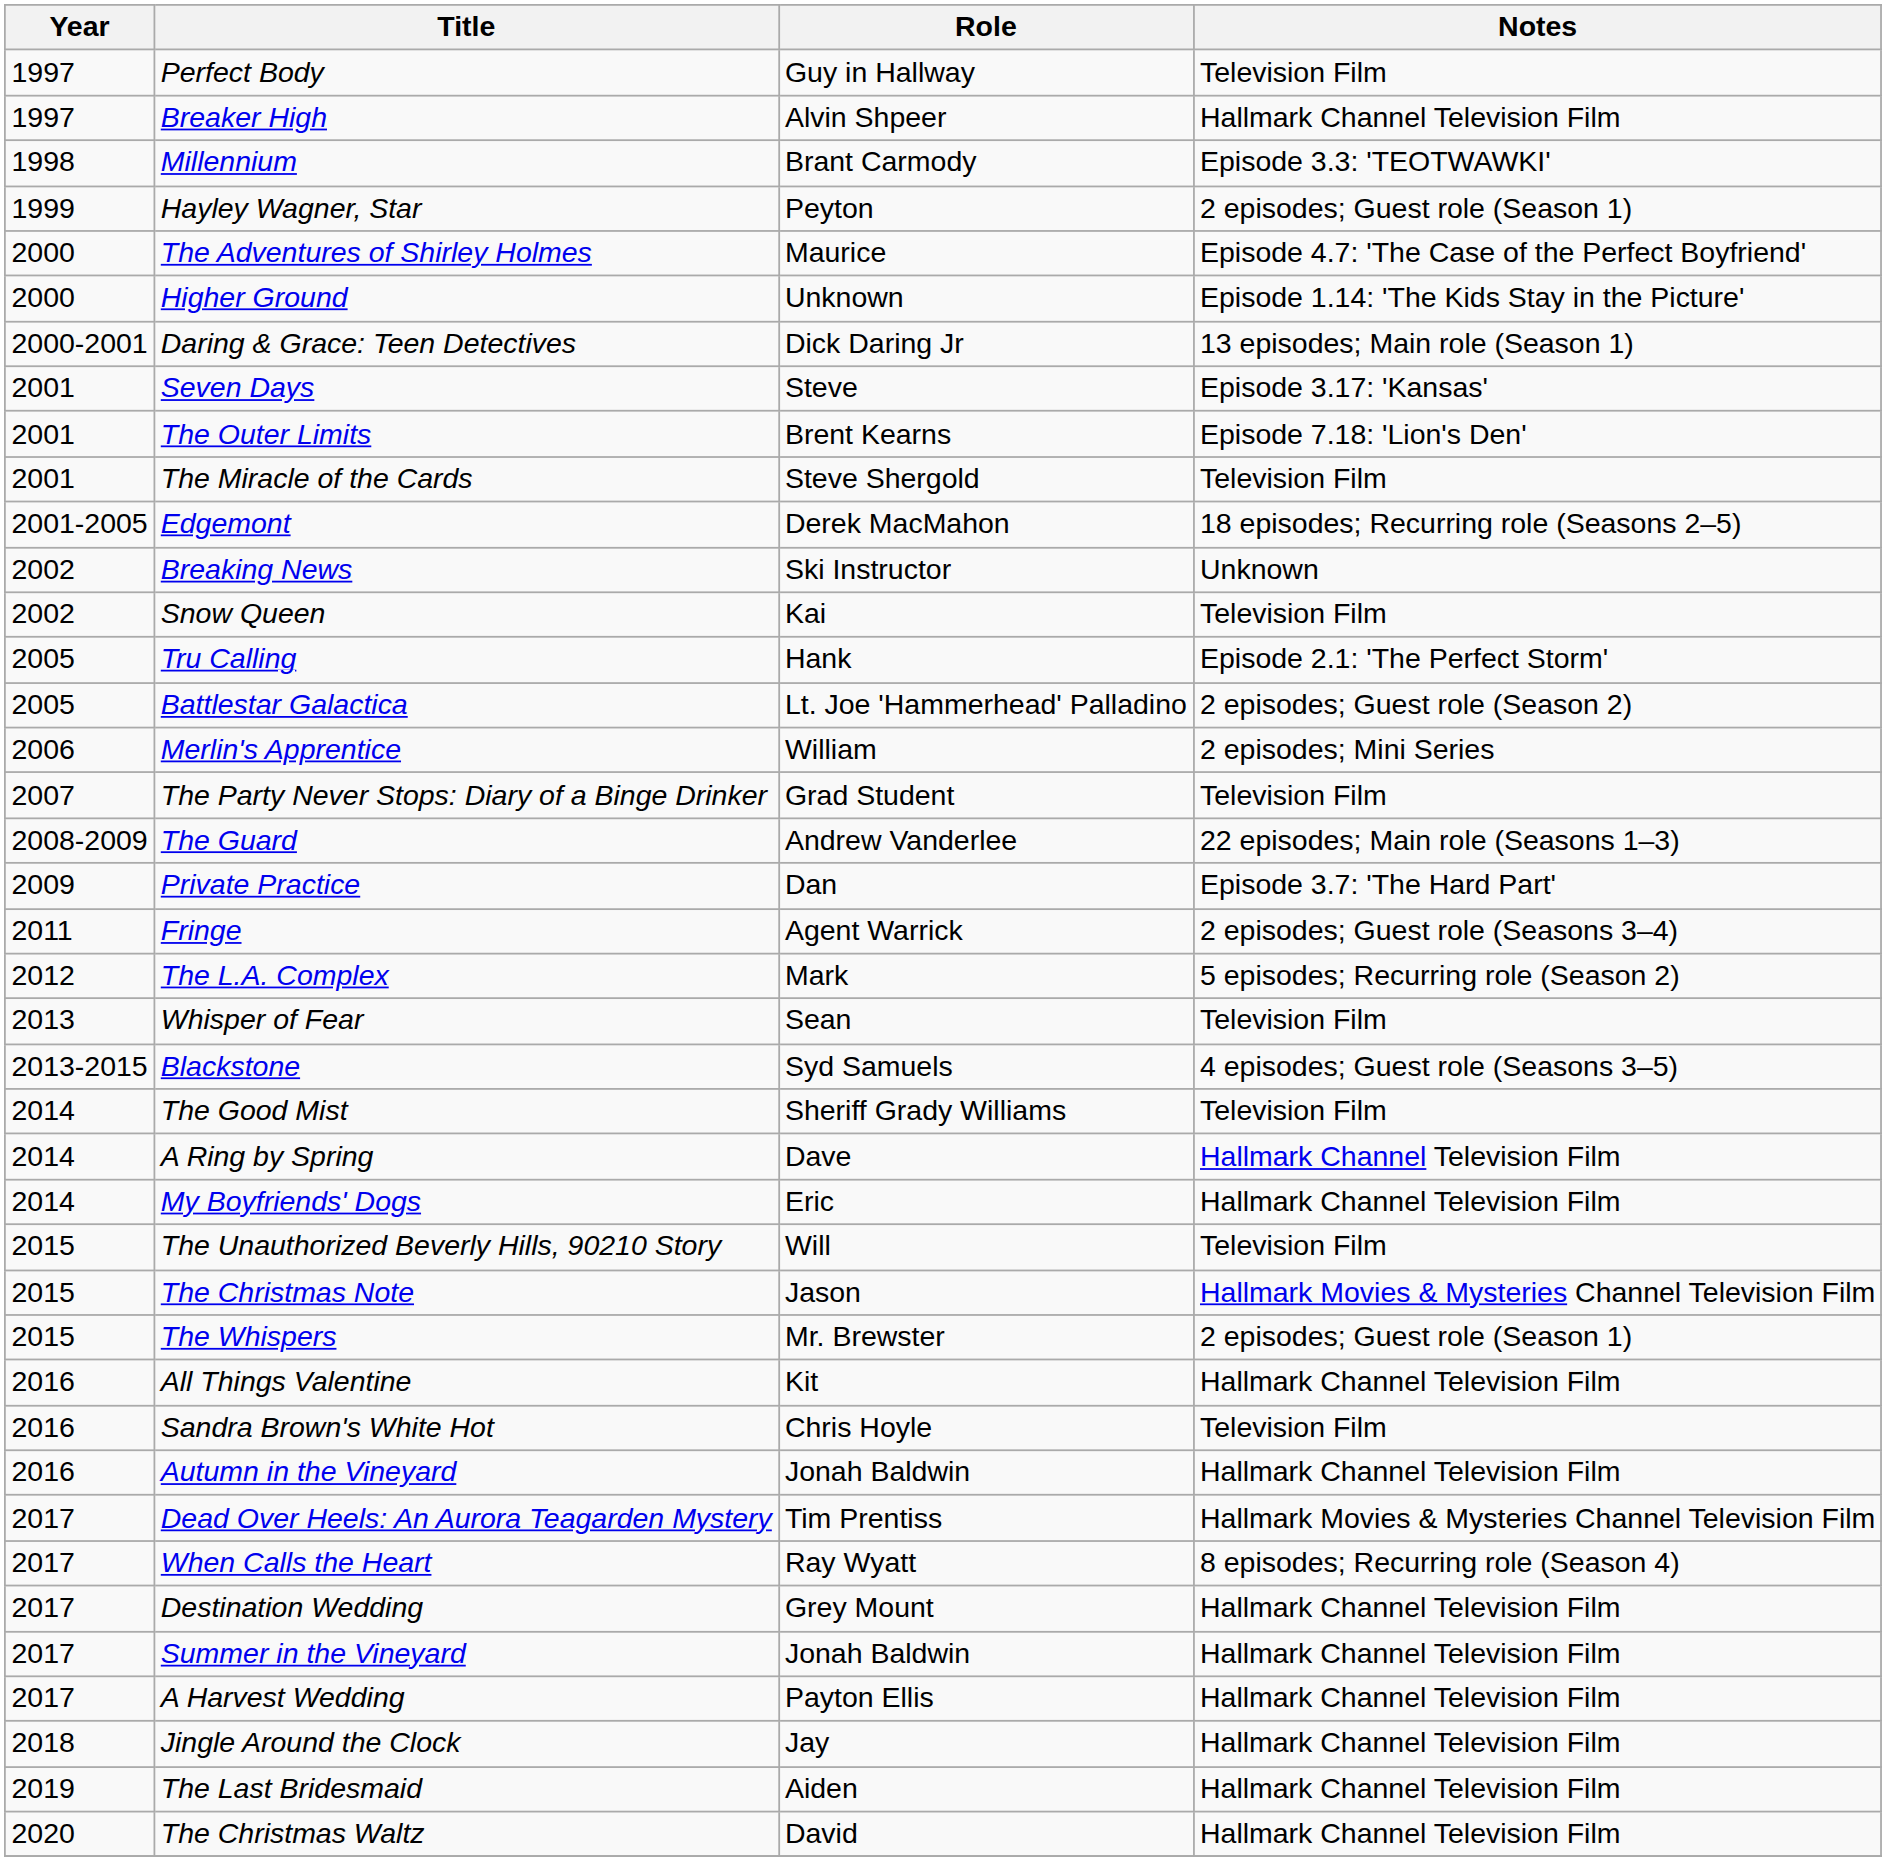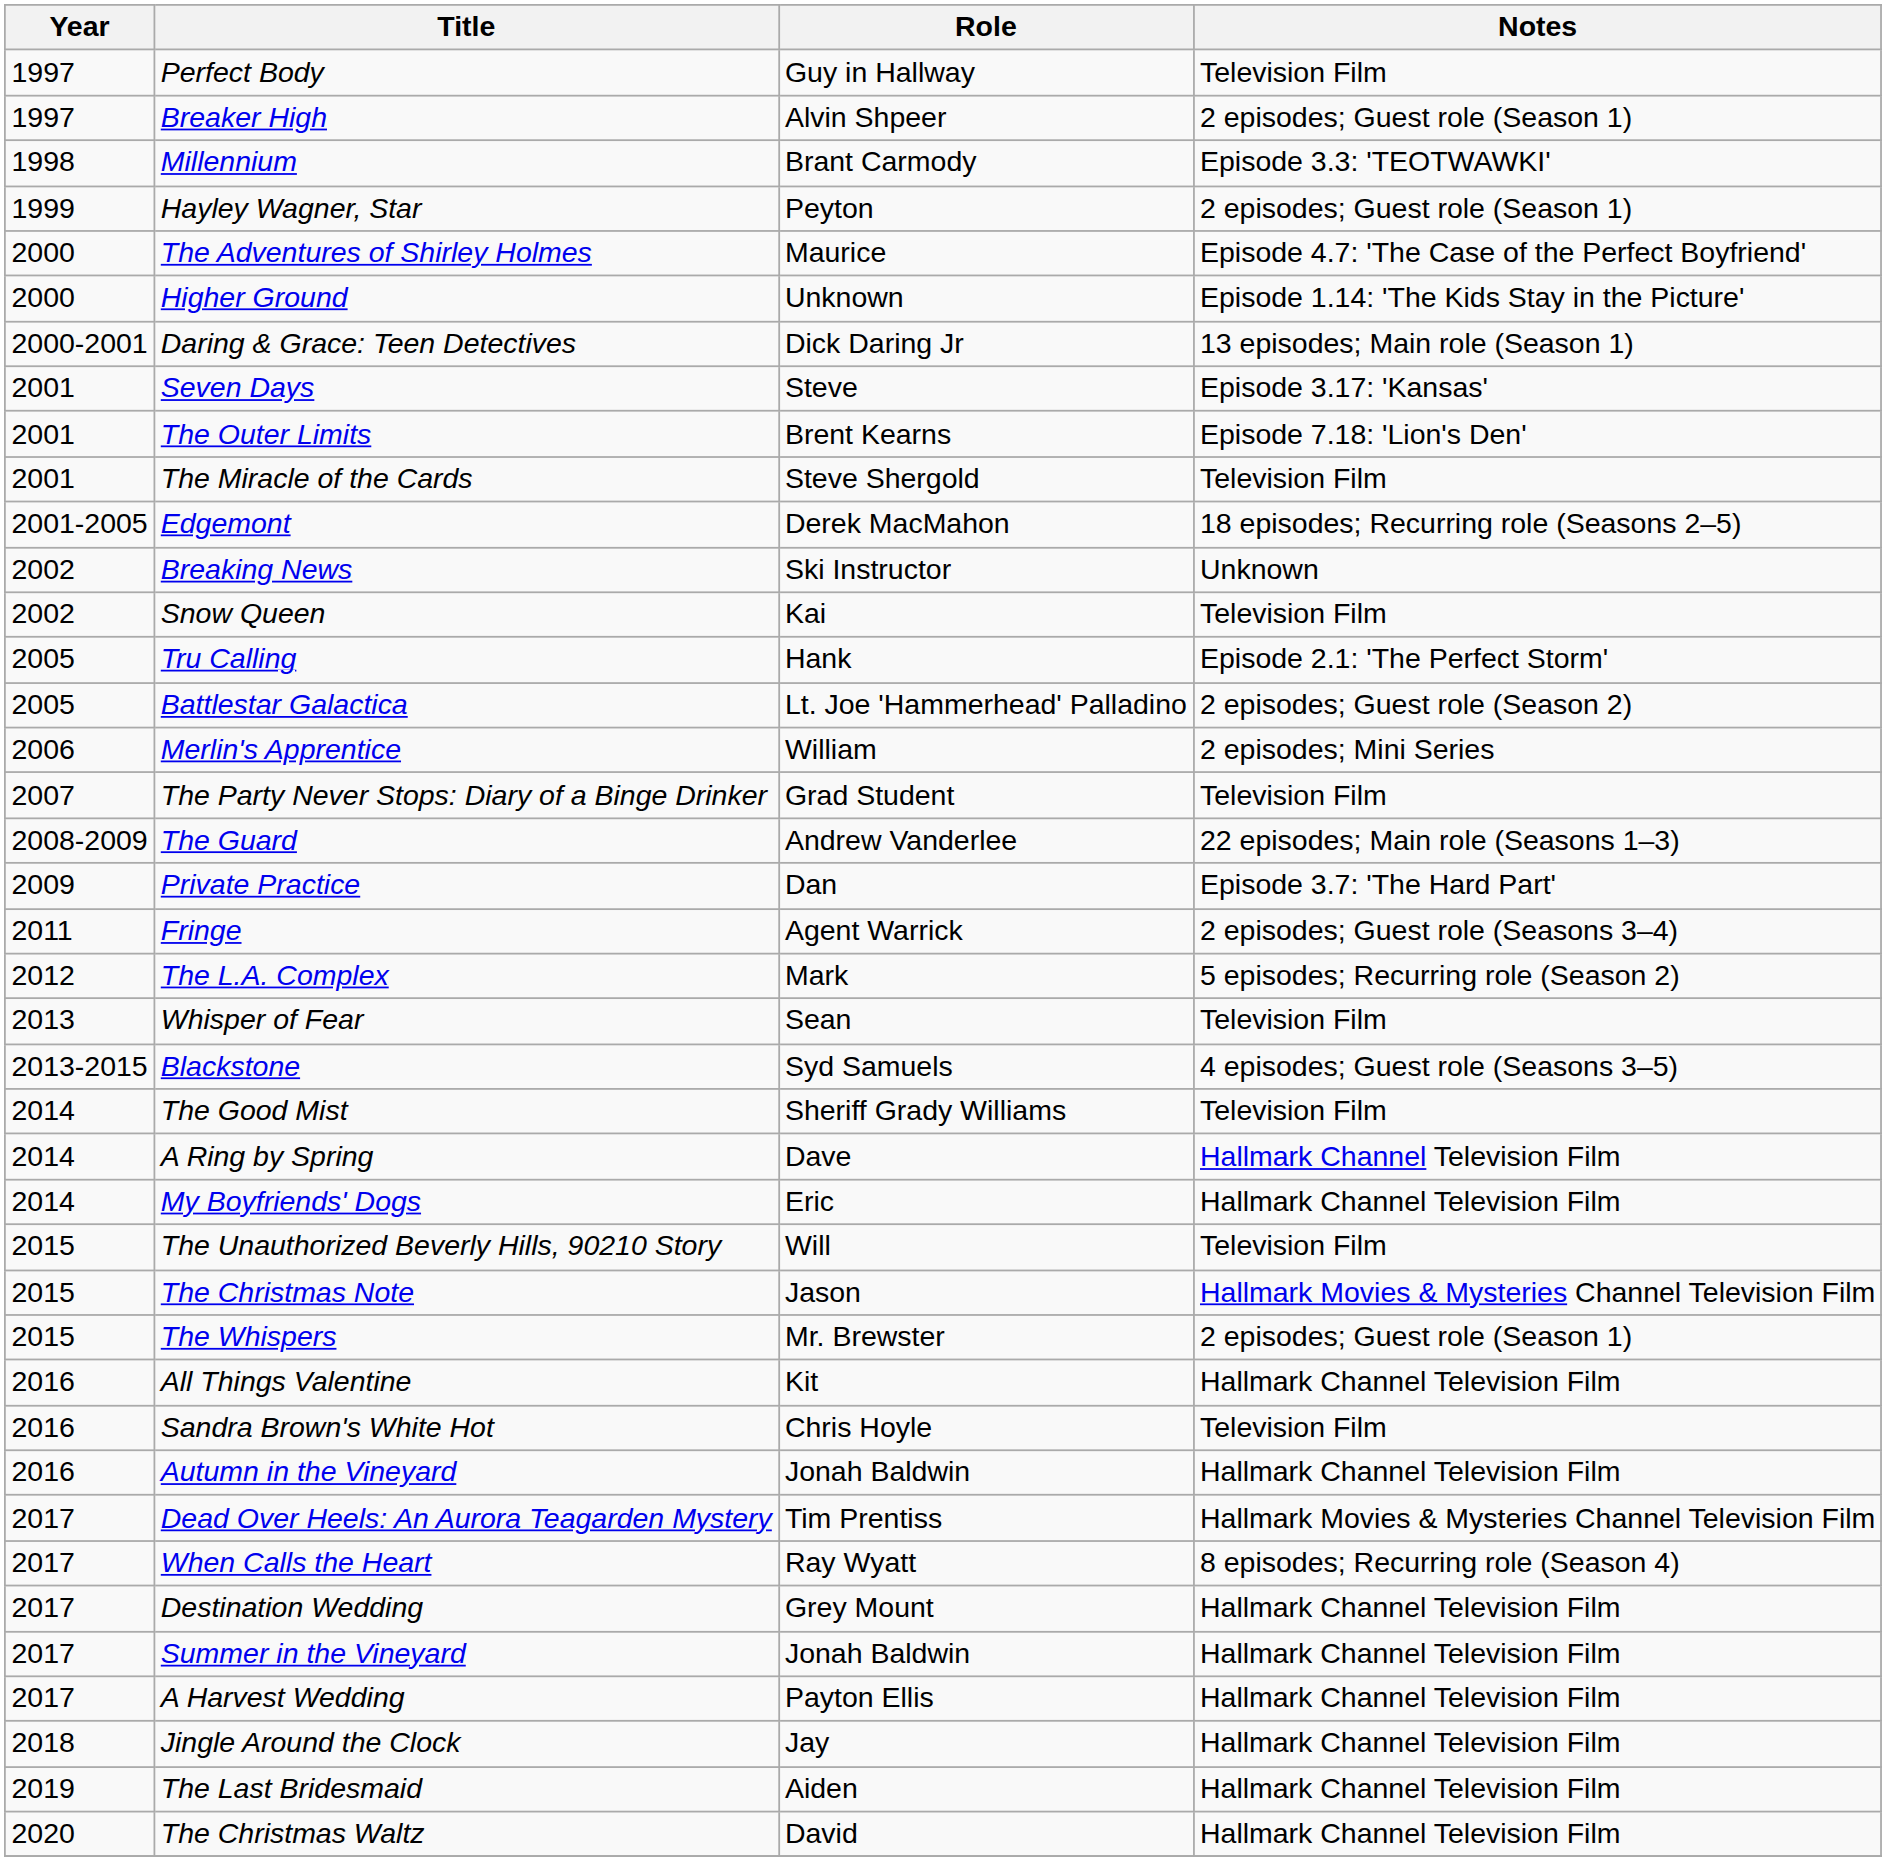(1410, 117) Hallmark Channel Television Film -> (1416, 117) 2 episodes; Guest role (Season 1)
